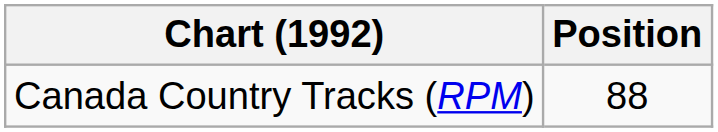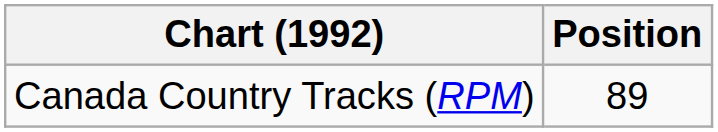(627, 95) 88 -> (627, 95) 89
